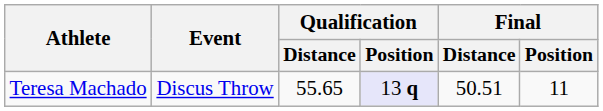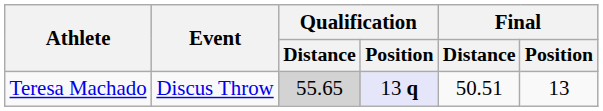(320, 89) no background -> (320, 89) lightgrey background
(559, 89) 11 -> (559, 89) 13
